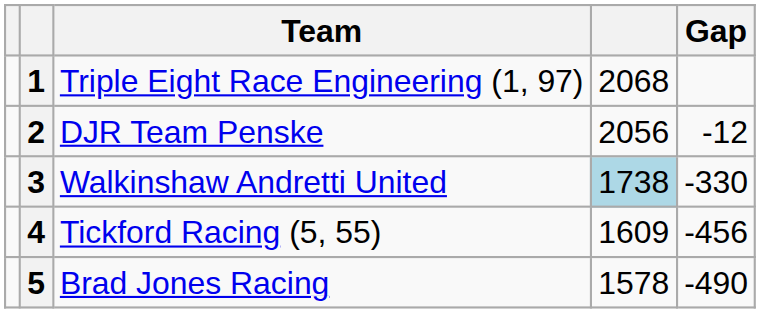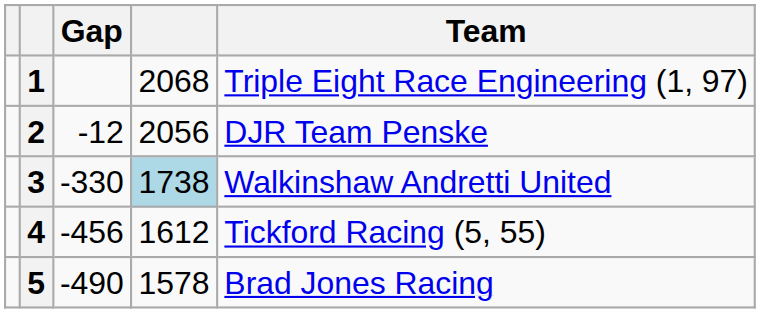columns swapped: (322, 31) <-> (716, 31)
(634, 233) 1609 -> (174, 233) 1612
